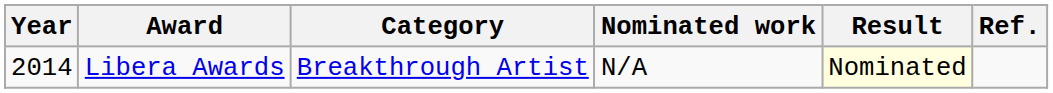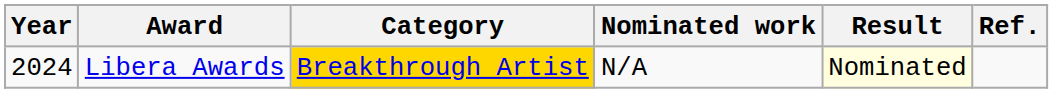(42, 68) 2014 -> (42, 68) 2024
(443, 68) no background -> (443, 68) gold background
